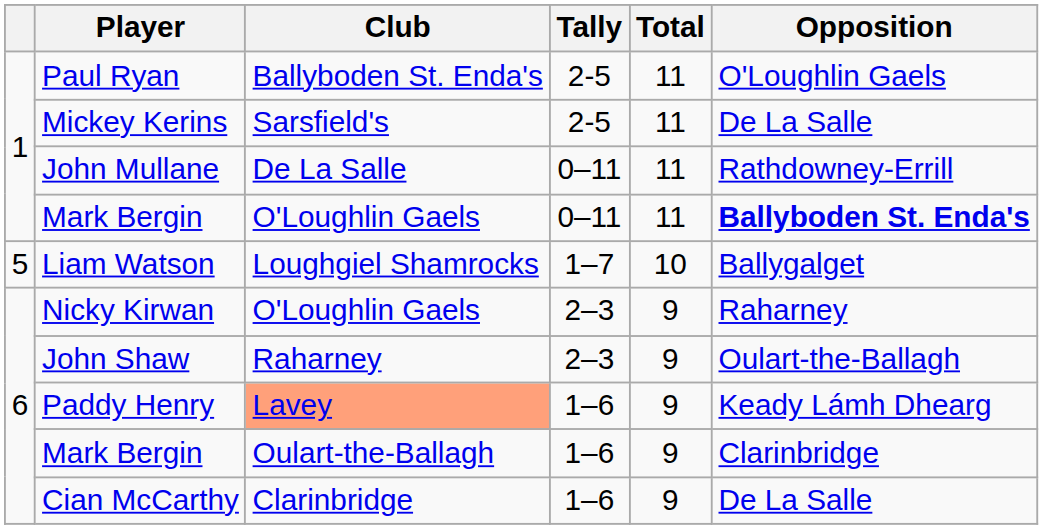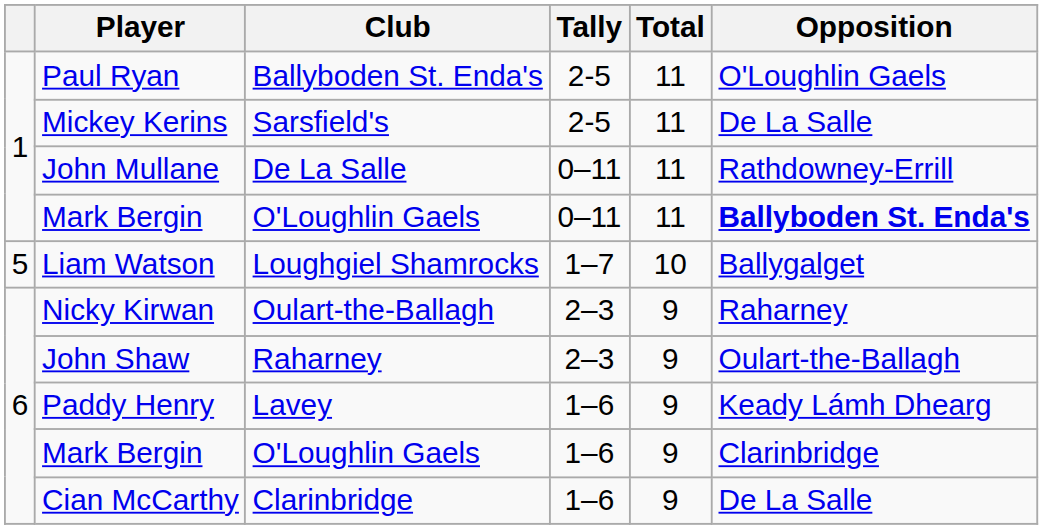(366, 311) O'Loughlin Gaels -> (373, 311) Oulart-the-Ballagh
(292, 405) lightsalmon background -> (292, 405) no background
(373, 452) Oulart-the-Ballagh -> (366, 452) O'Loughlin Gaels
